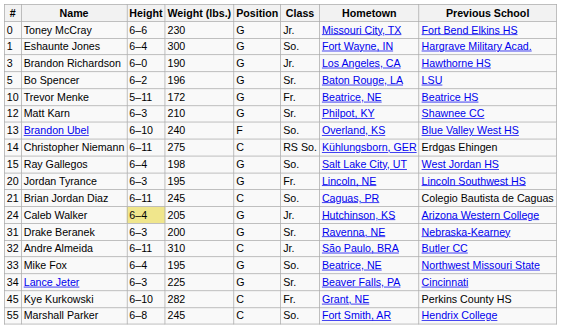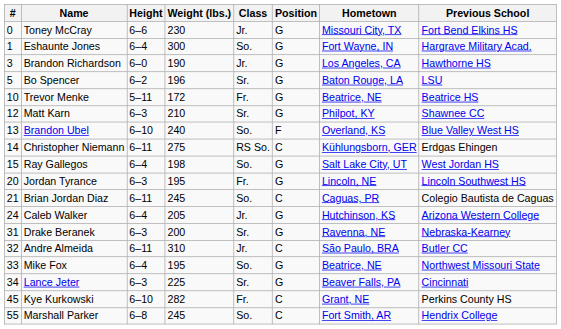columns swapped: (257, 13) <-> (300, 13)
(138, 215) khaki background -> (138, 215) no background
